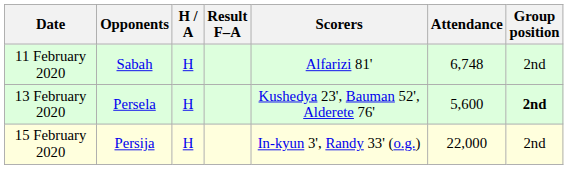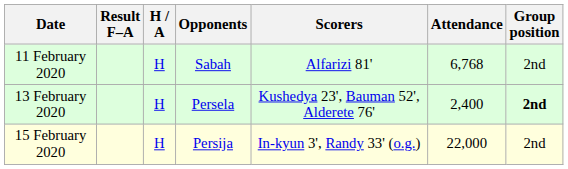columns swapped: (135, 24) <-> (227, 24)
(467, 64) 6,748 -> (467, 64) 6,768
(467, 104) 5,600 -> (467, 104) 2,400
